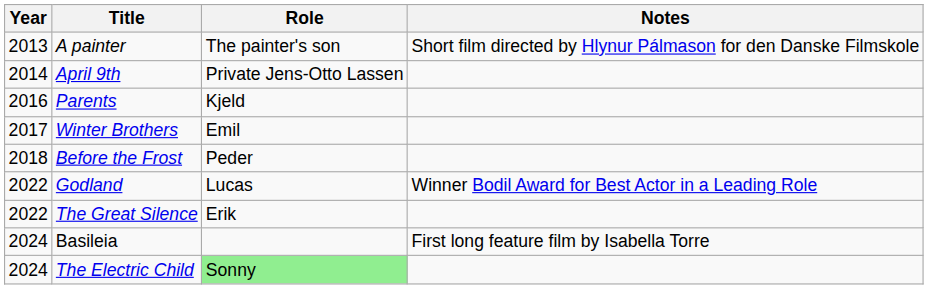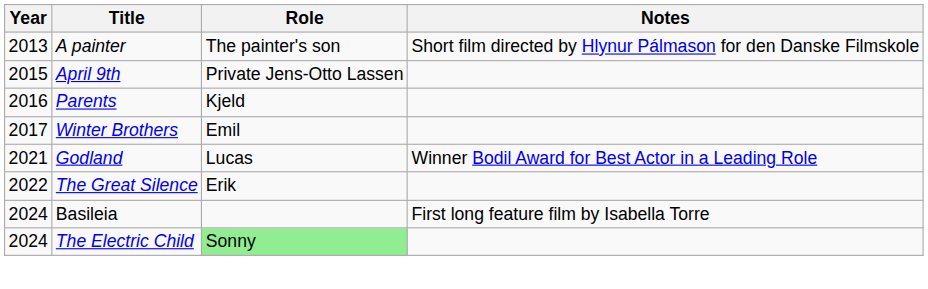(28, 74) 2014 -> (28, 74) 2015
- row: (119, 158)
(28, 185) 2022 -> (28, 158) 2021
